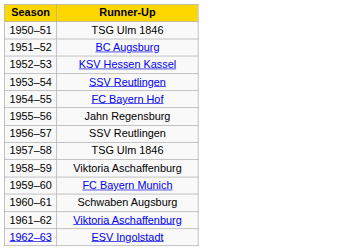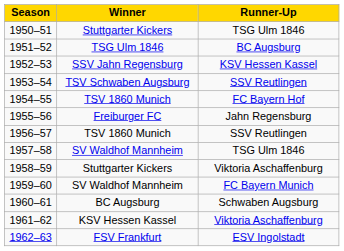+ column: (127, 13)
